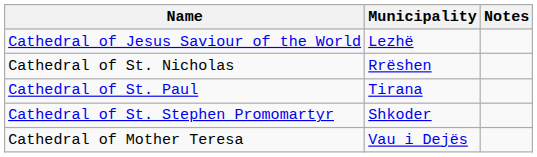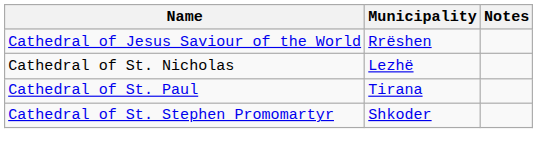(391, 41) Lezhë -> (400, 41) Rrëshen
(400, 66) Rrëshen -> (391, 66) Lezhë
- row: (126, 140)
